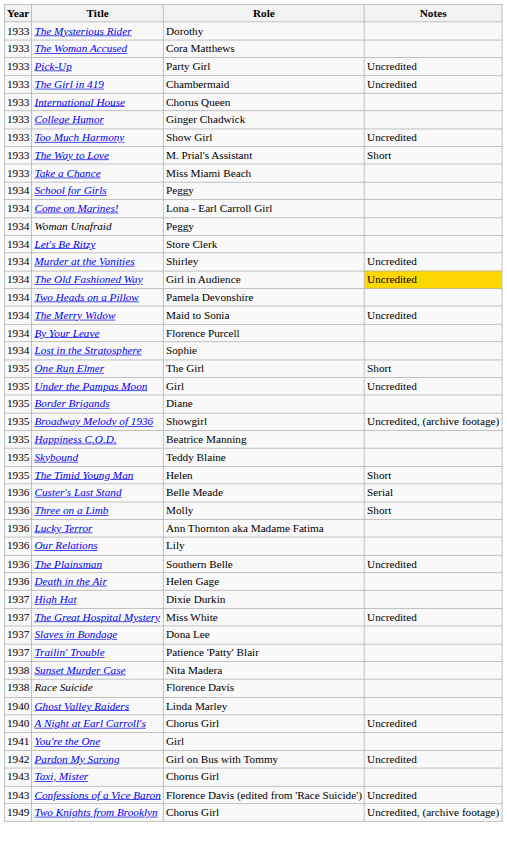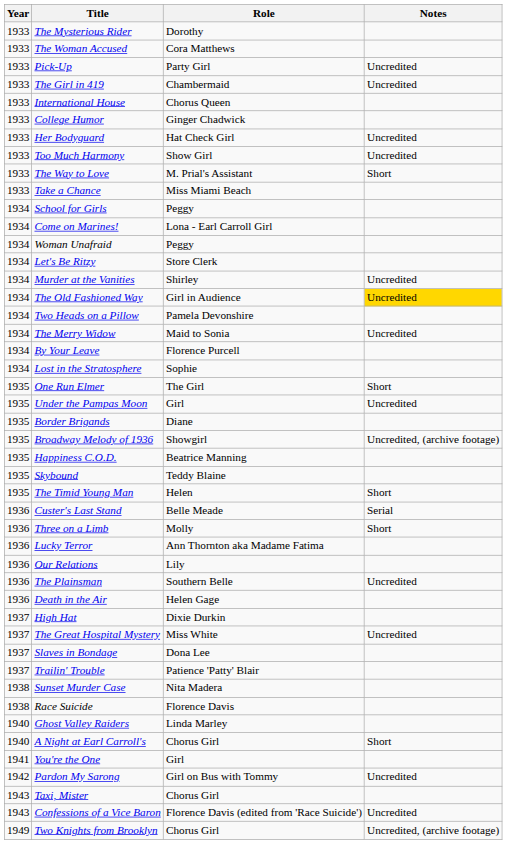+ row: (69, 137)
(392, 723) Uncredited -> (379, 741) Short
